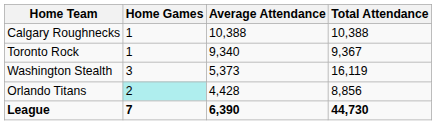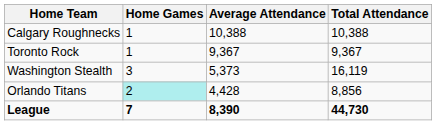(224, 52) 9,340 -> (224, 52) 9,367
(224, 110) 6,390 -> (224, 110) 8,390
